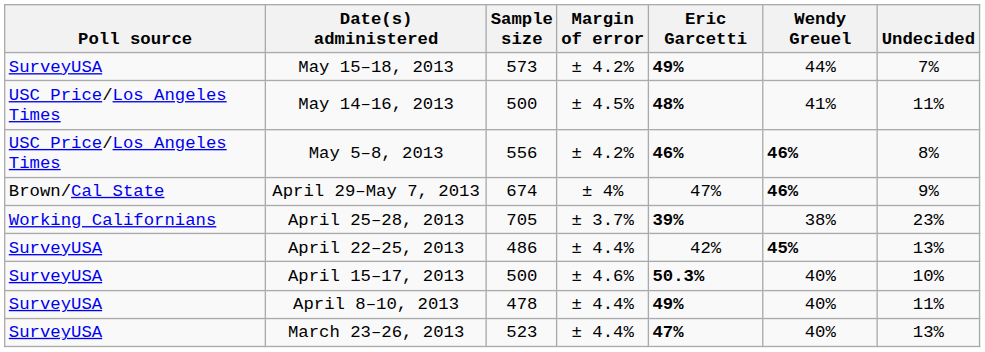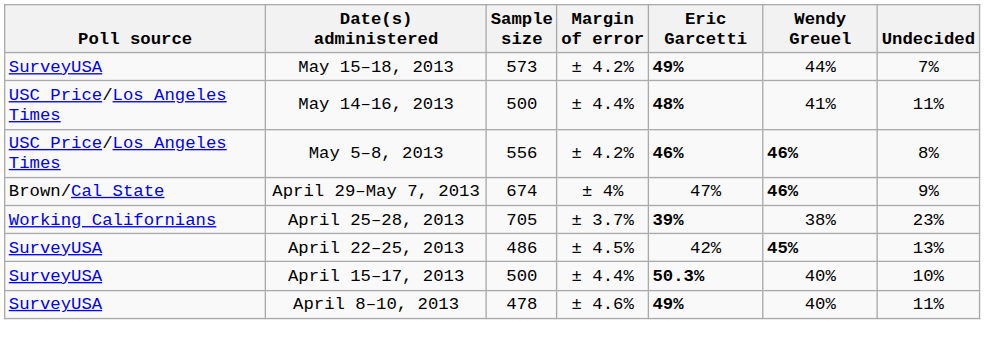(603, 105) ± 4.5% -> (603, 105) ± 4.4%
(603, 248) ± 4.4% -> (603, 248) ± 4.5%
(603, 276) ± 4.6% -> (603, 276) ± 4.4%
(603, 304) ± 4.4% -> (603, 304) ± 4.6%
- row: (376, 332)
